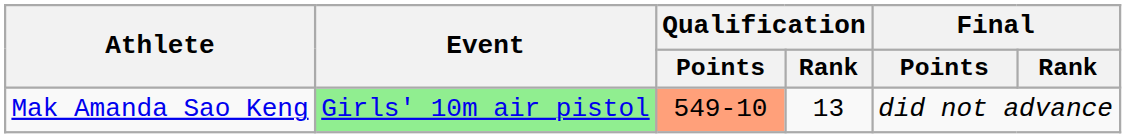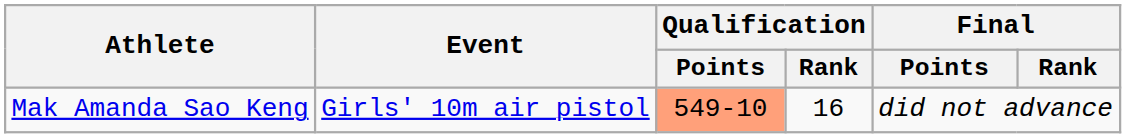(485, 109) lightgreen background -> (485, 109) no background
(829, 109) 13 -> (829, 109) 16
